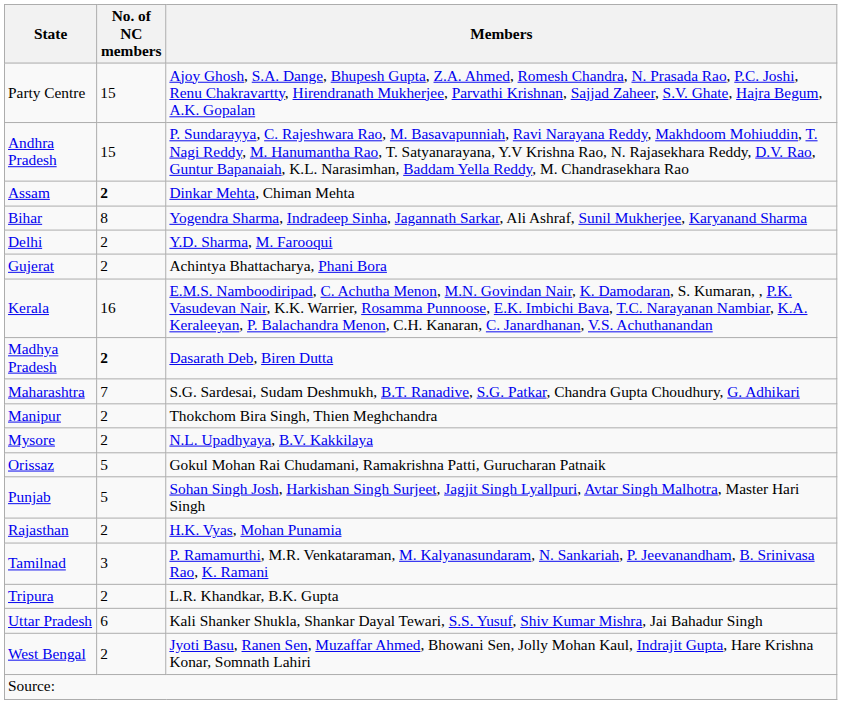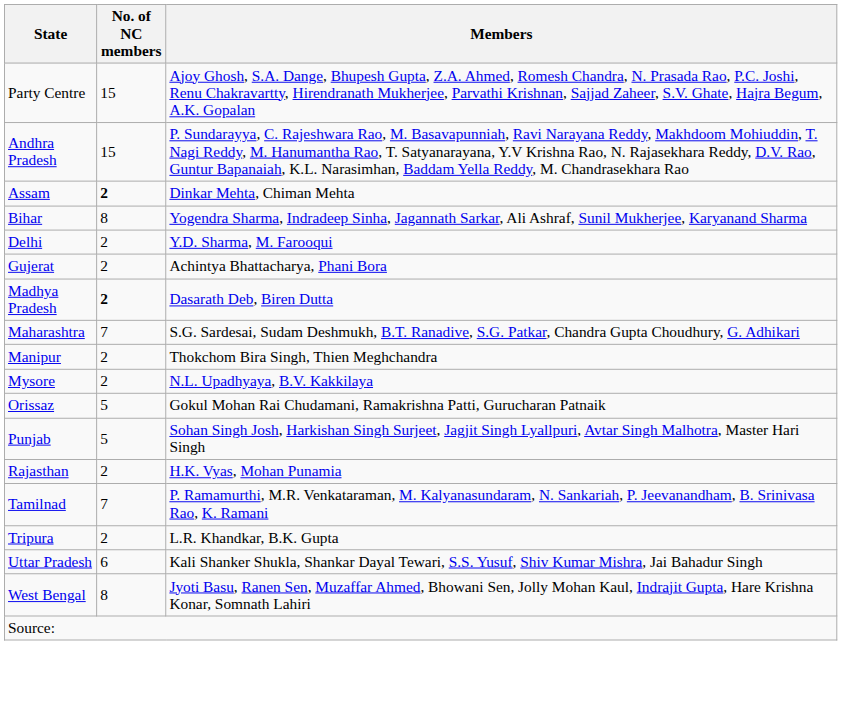- row: (28, 308)
(104, 563) 3 -> (104, 504) 7
(104, 653) 2 -> (104, 594) 8
